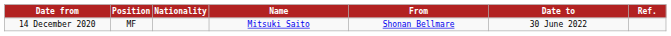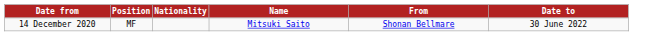- column: (647, 11)
